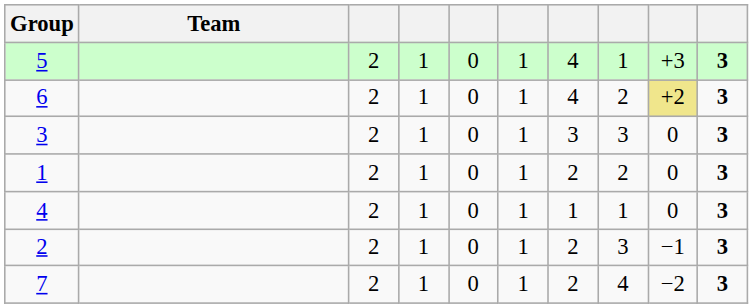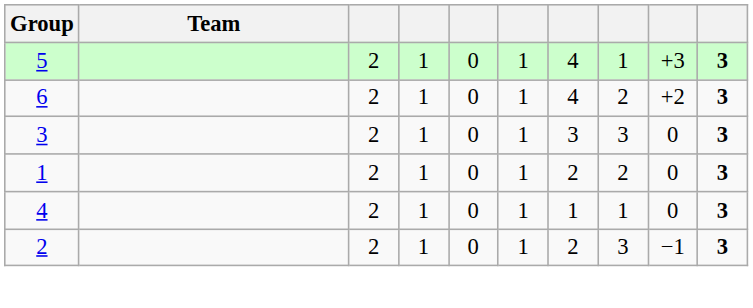(673, 98) khaki background -> (673, 98) no background
- row: (42, 284)
